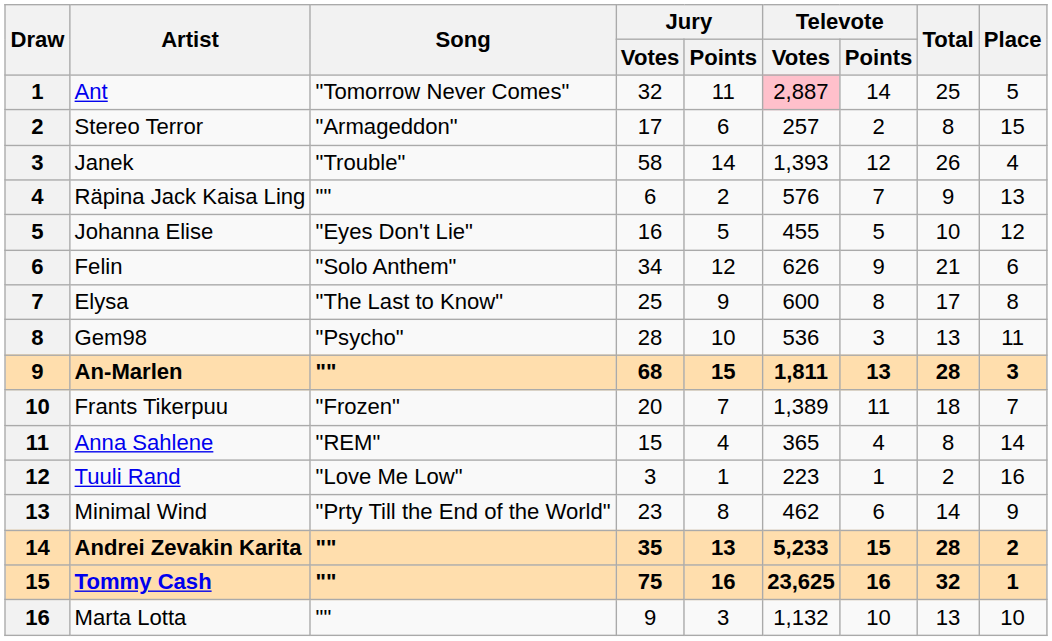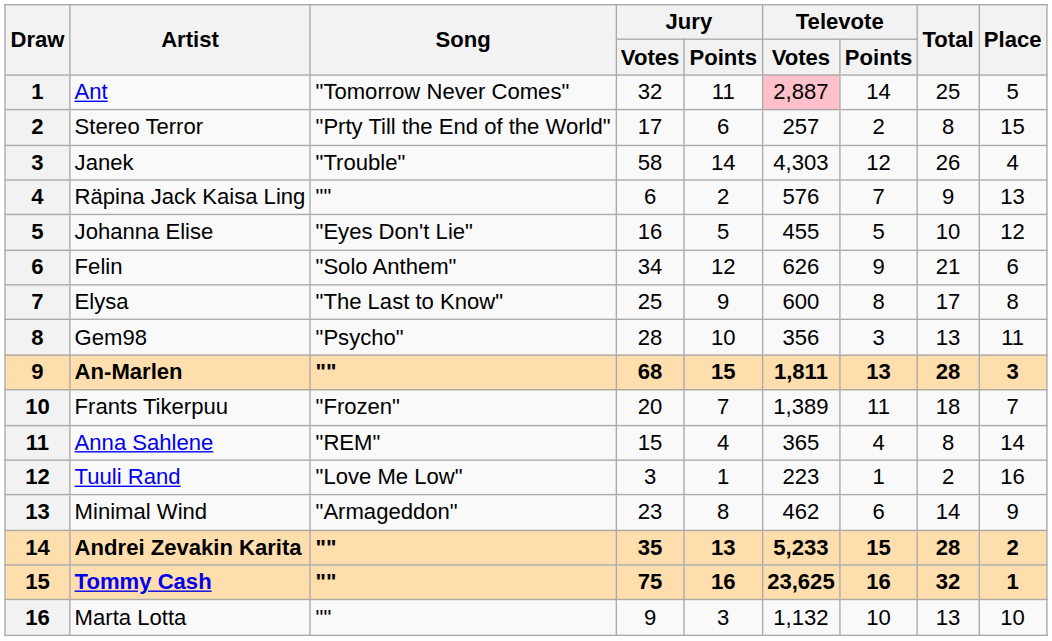(387, 127) "Armageddon" -> (463, 127) "Prty Till the End of the World"
(801, 162) 1,393 -> (801, 162) 4,303
(801, 337) 536 -> (801, 337) 356
(463, 512) "Prty Till the End of the World" -> (387, 512) "Armageddon"
